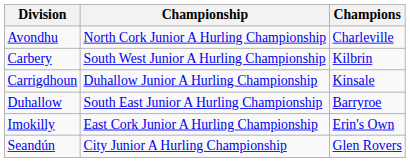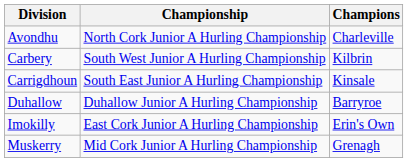(200, 80) Duhallow Junior A Hurling Championship -> (203, 80) South East Junior A Hurling Championship
(203, 102) South East Junior A Hurling Championship -> (200, 102) Duhallow Junior A Hurling Championship
+ row: (34, 146)
- row: (31, 146)
